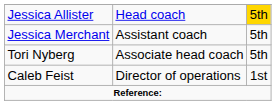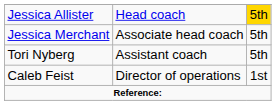(161, 35) Assistant coach -> (179, 35) Associate head coach
(179, 55) Associate head coach -> (161, 55) Assistant coach
